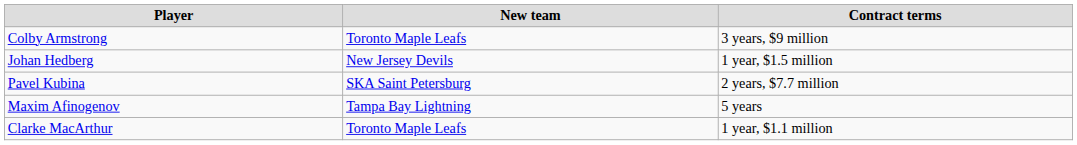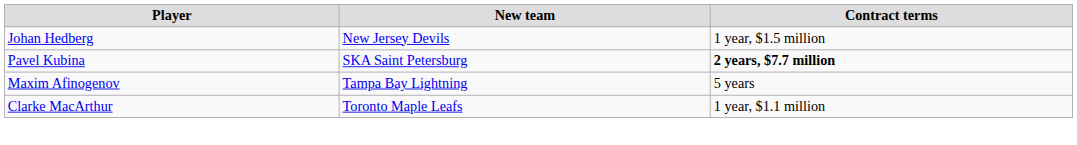- row: (57, 38)
(780, 83) normal -> (775, 60) bold
